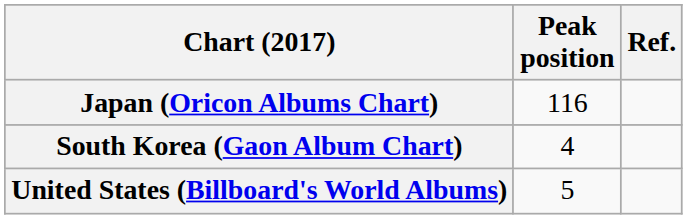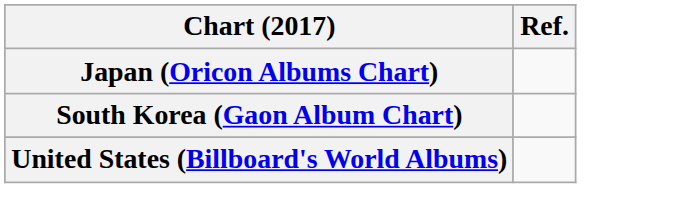- column: (567, 42)
